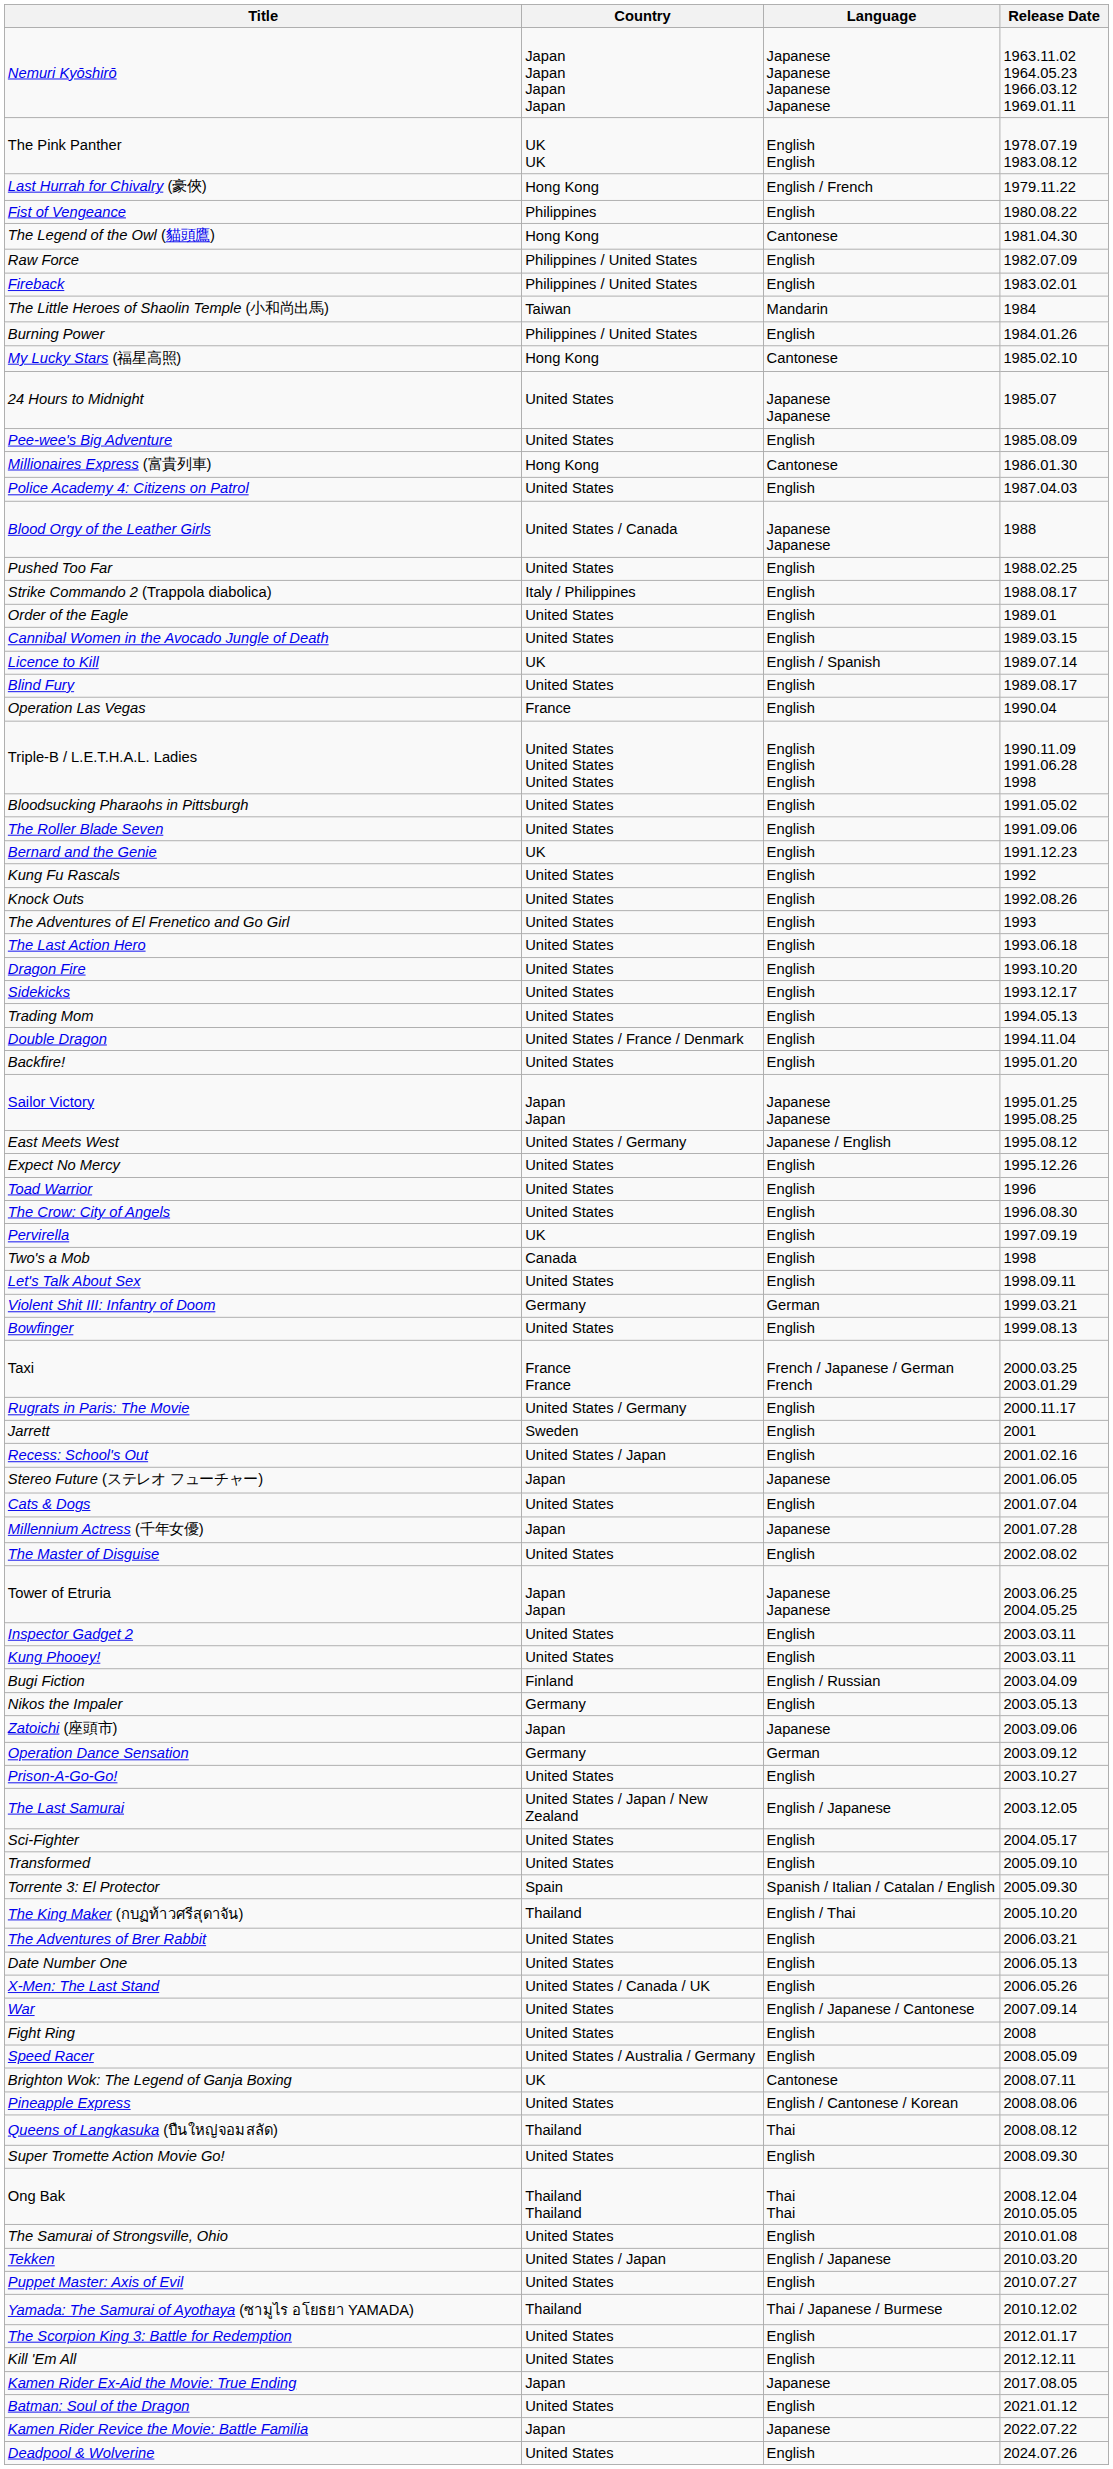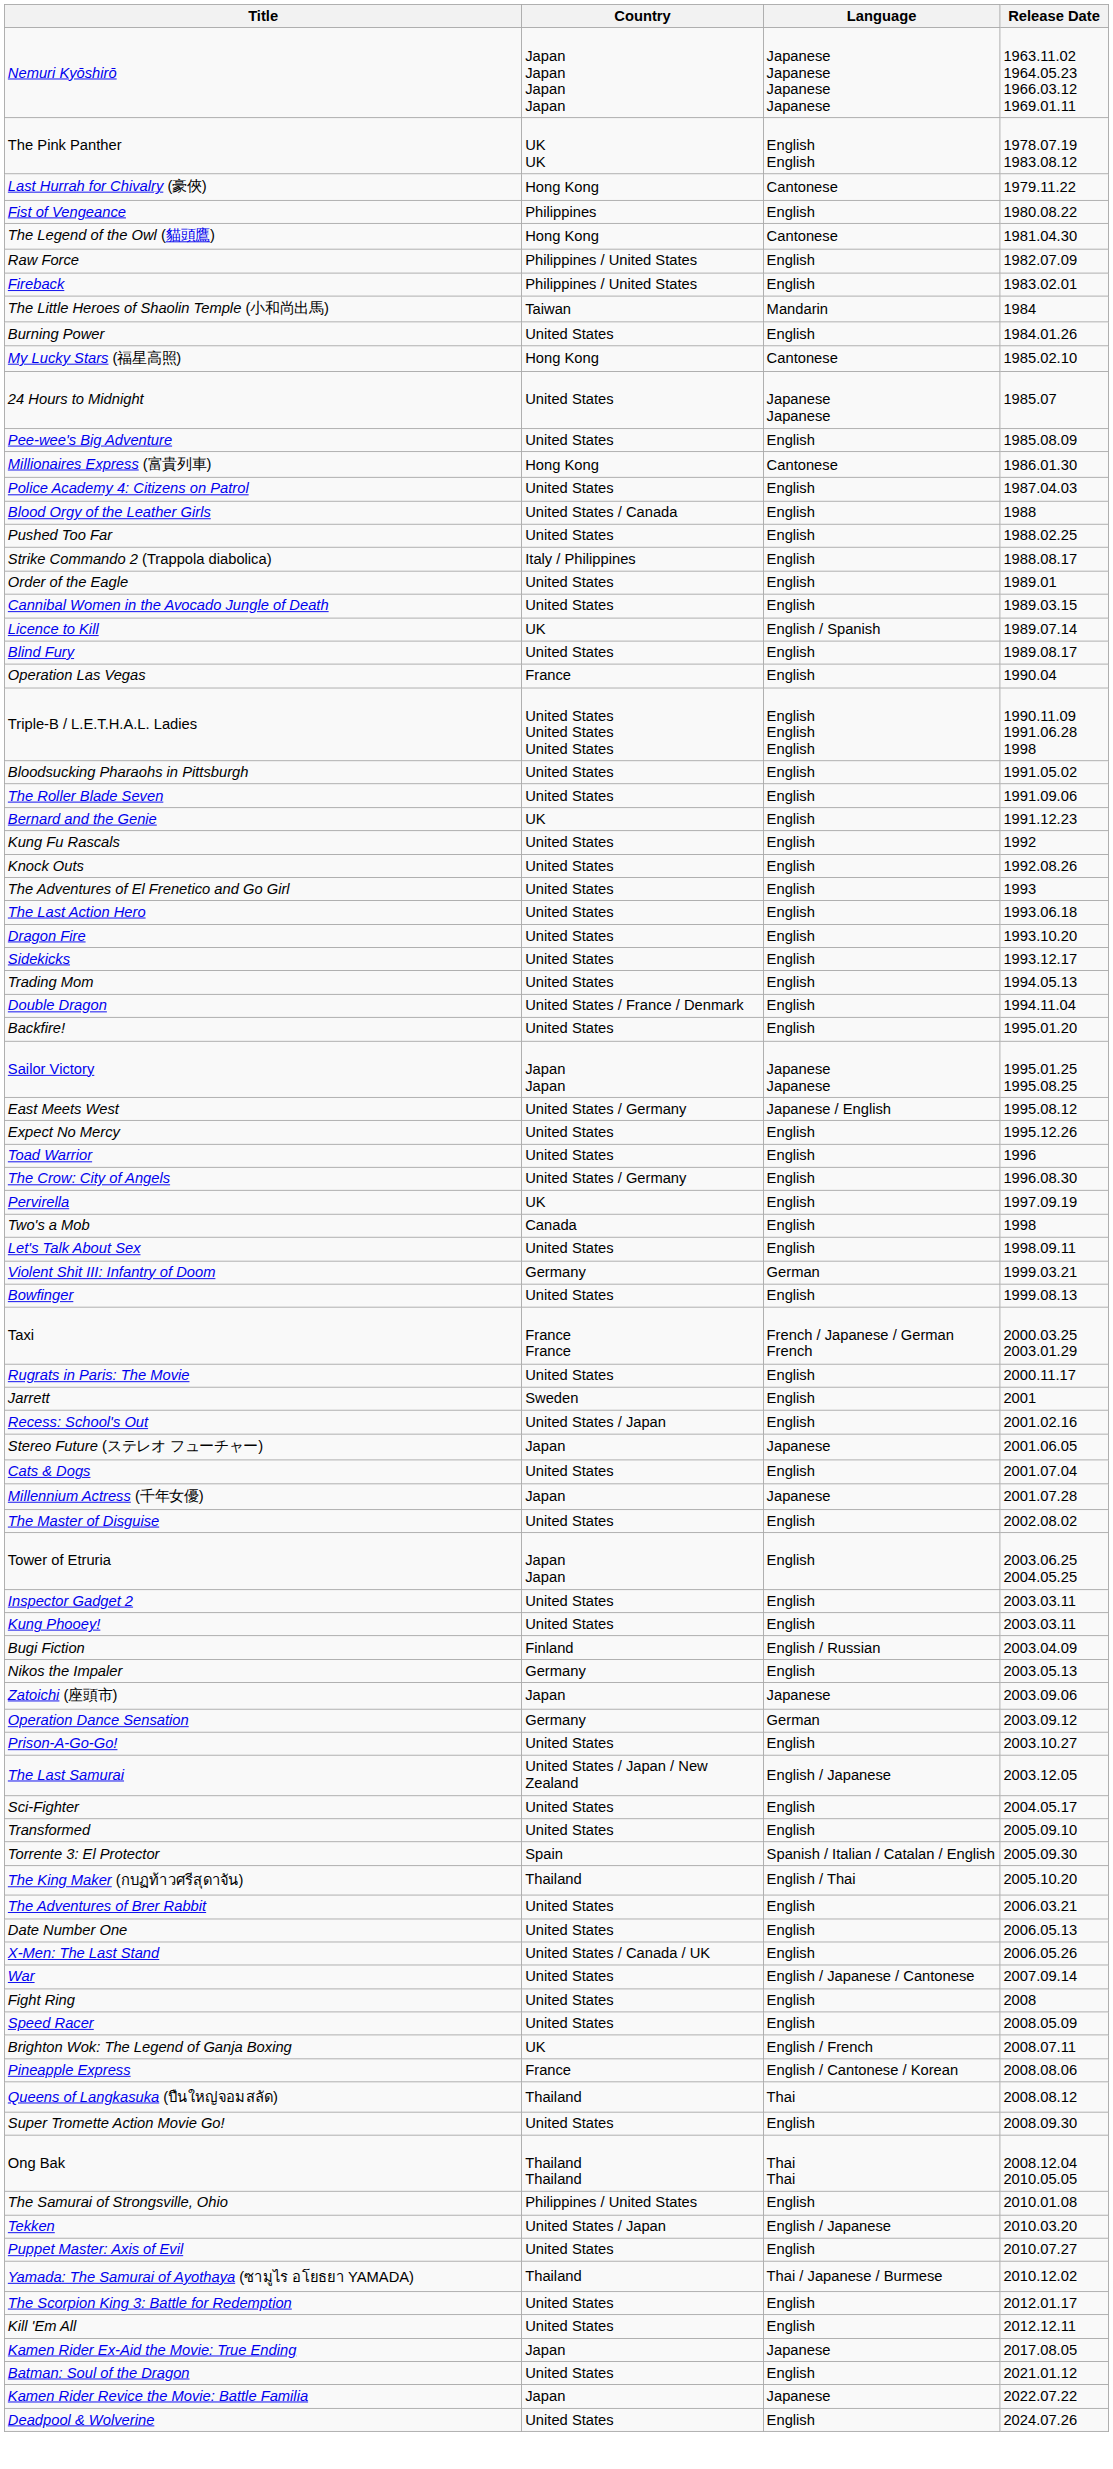(820, 186) English / French -> (802, 186) Cantonese
(611, 333) Philippines / United States -> (569, 333) United States
(799, 537) Japanese Japanese -> (791, 512) English
(569, 1212) United States -> (606, 1179) United States / Germany
(606, 1408) United States / Germany -> (569, 1375) United States
(799, 1602) Japanese Japanese -> (791, 1561) English
(640, 2056) United States / Australia / Germany -> (569, 2023) United States
(802, 2080) Cantonese -> (820, 2046) English / French
(569, 2103) United States -> (548, 2070) France
(569, 2236) United States -> (611, 2203) Philippines / United States
